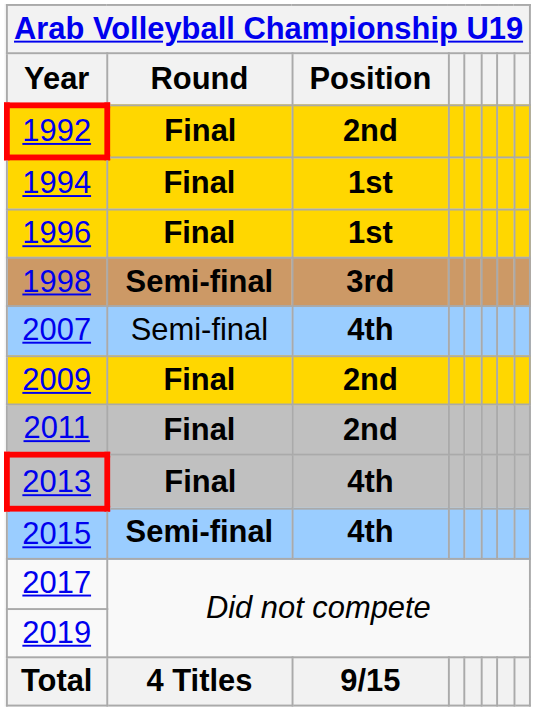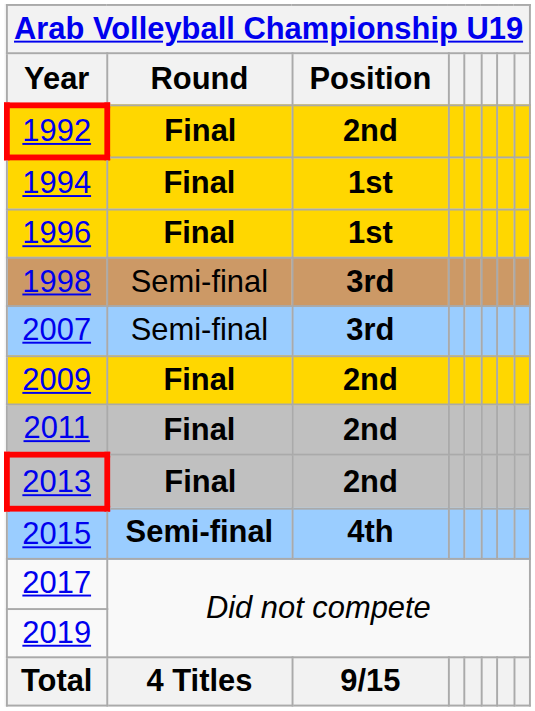(199, 281) bold -> (199, 281) normal
(370, 330) 4th -> (370, 330) 3rd
(370, 481) 4th -> (370, 481) 2nd
